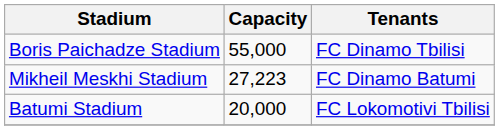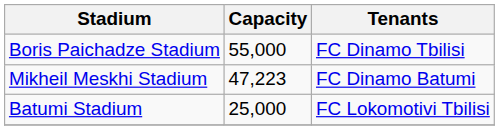(257, 79) 27,223 -> (257, 79) 47,223
(257, 109) 20,000 -> (257, 109) 25,000
